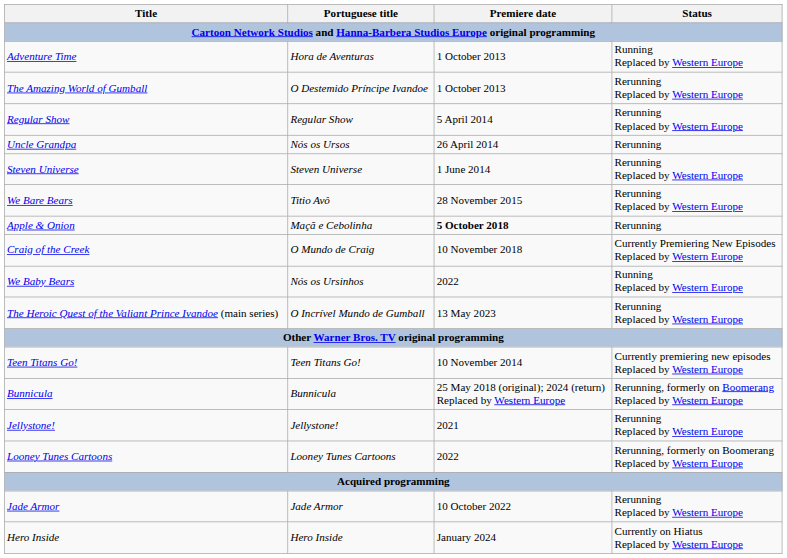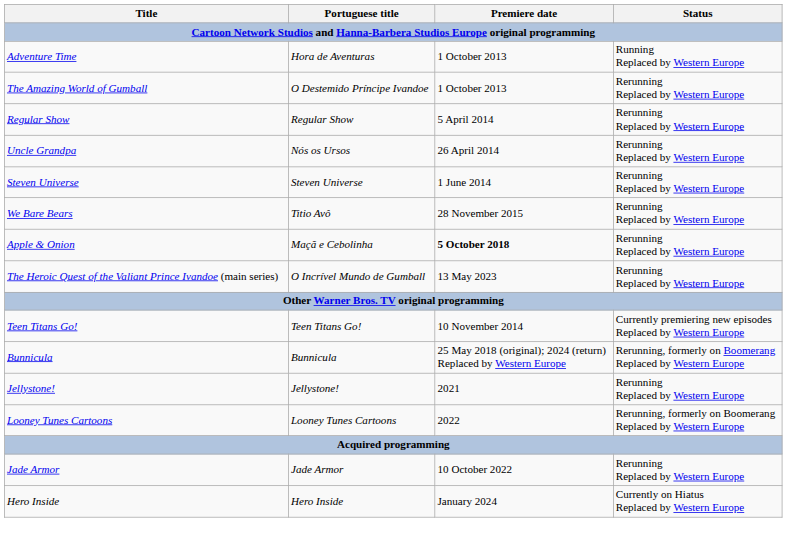(638, 144) Rerunning -> (680, 151) Rerunning Replaced by Western Europe
(638, 225) Rerunning -> (680, 245) Rerunning Replaced by Western Europe
- row: (48, 250)
- row: (41, 281)
